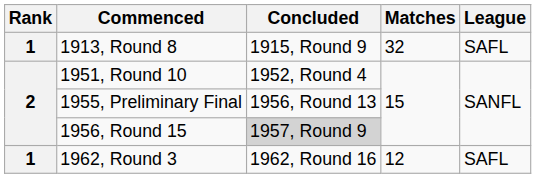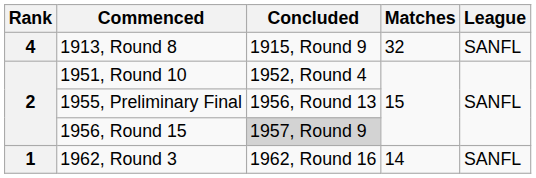(30, 46) 1 -> (30, 46) 4
(486, 46) SAFL -> (493, 46) SANFL
(395, 159) 12 -> (395, 159) 14
(486, 159) SAFL -> (493, 159) SANFL
